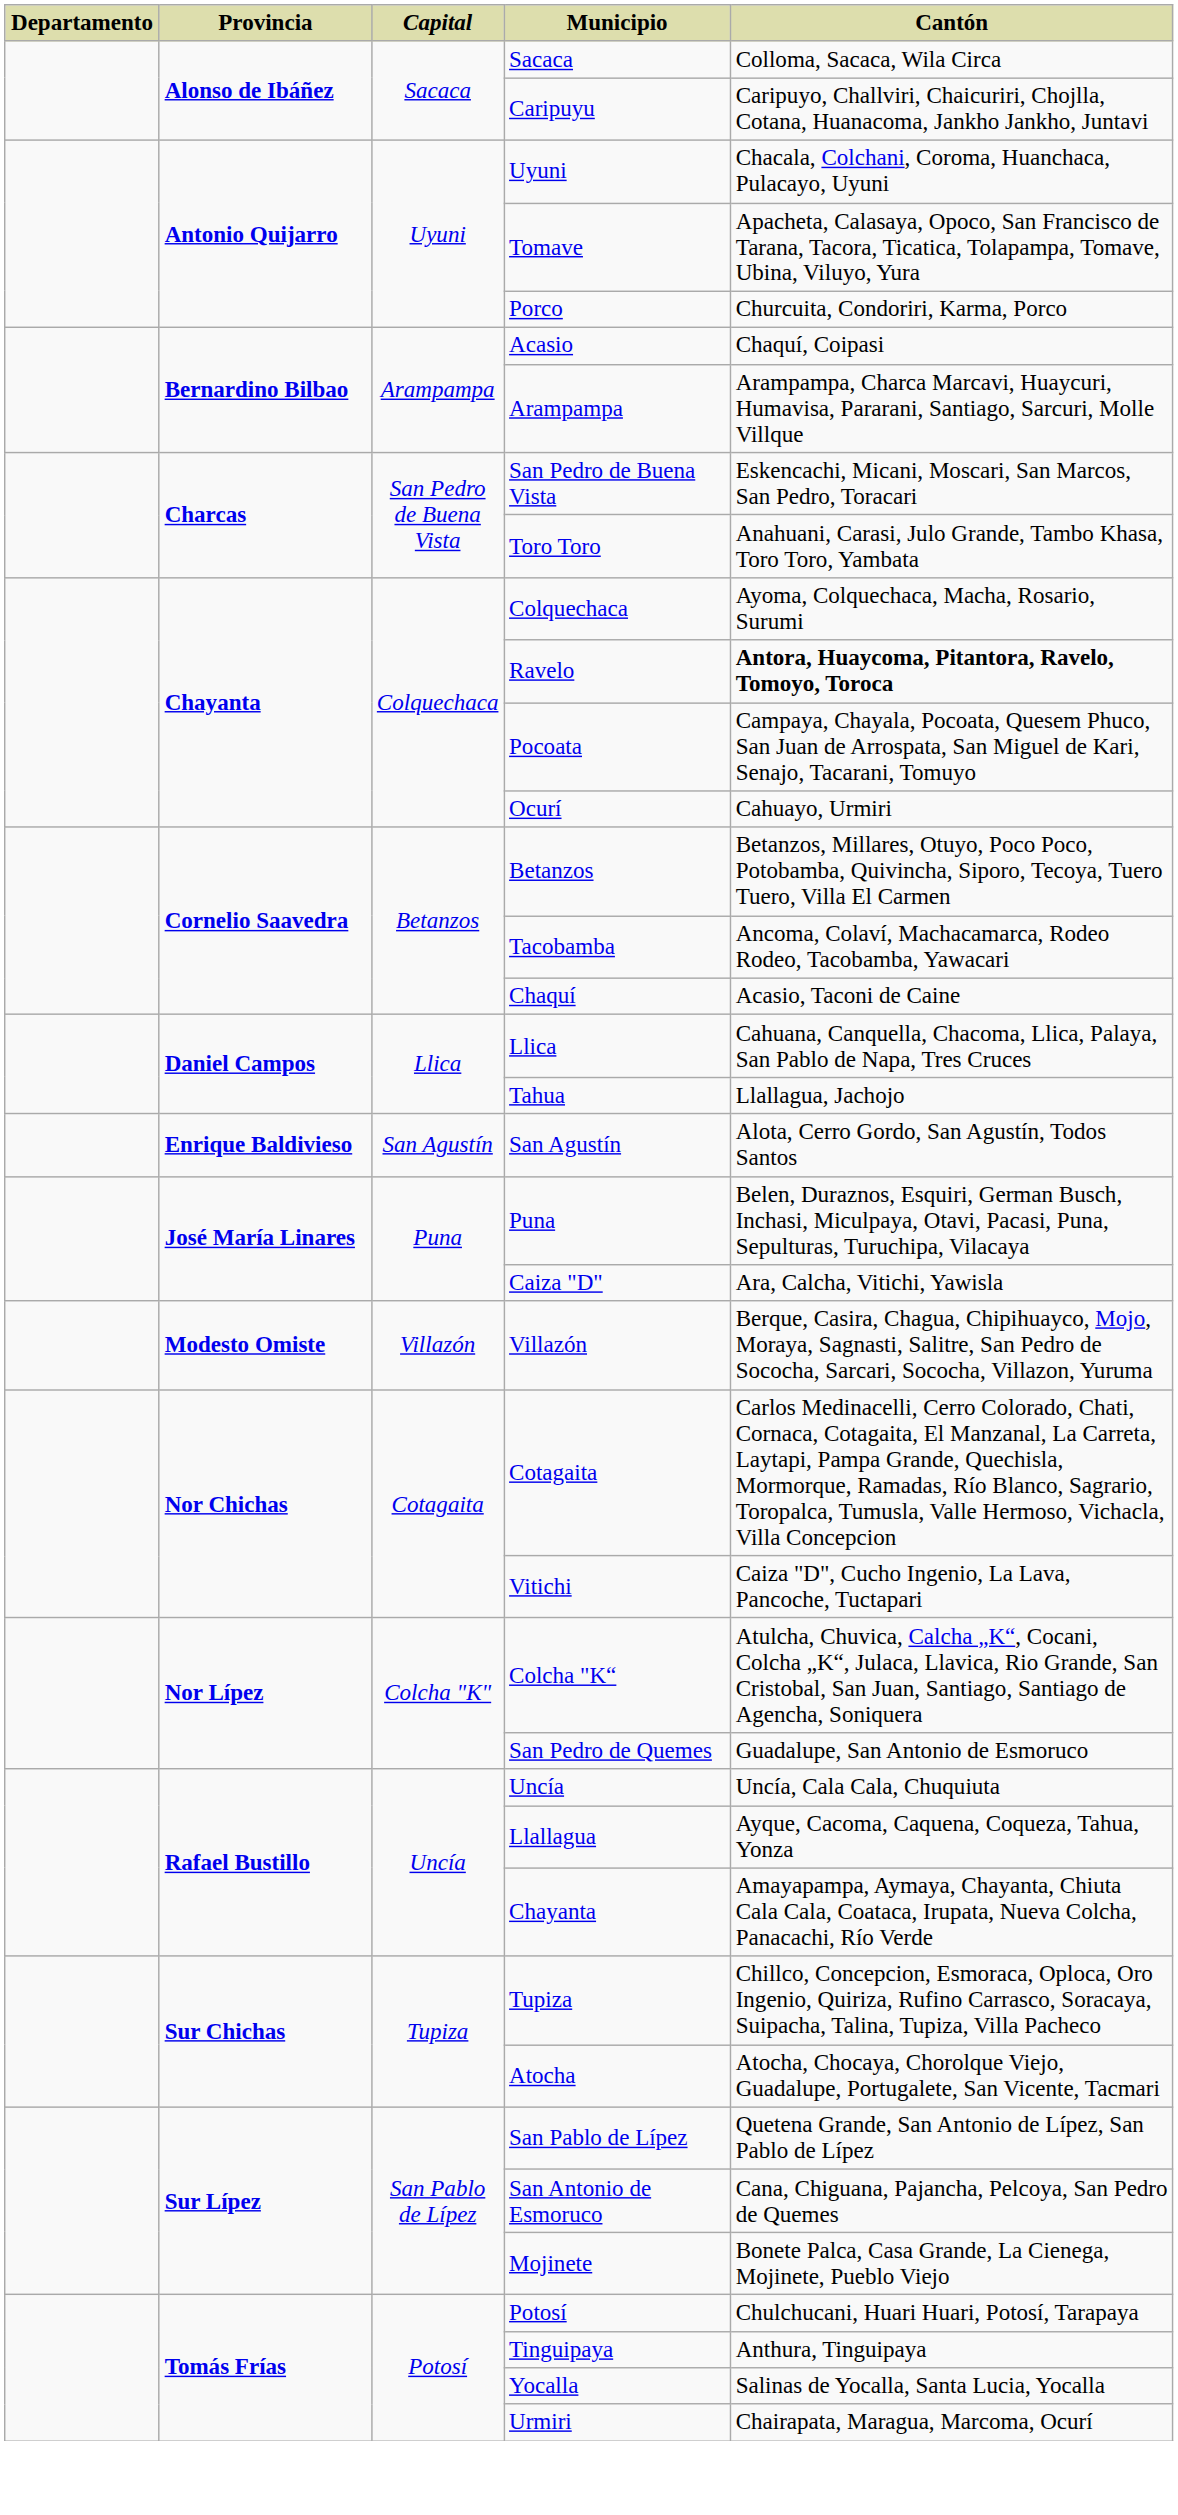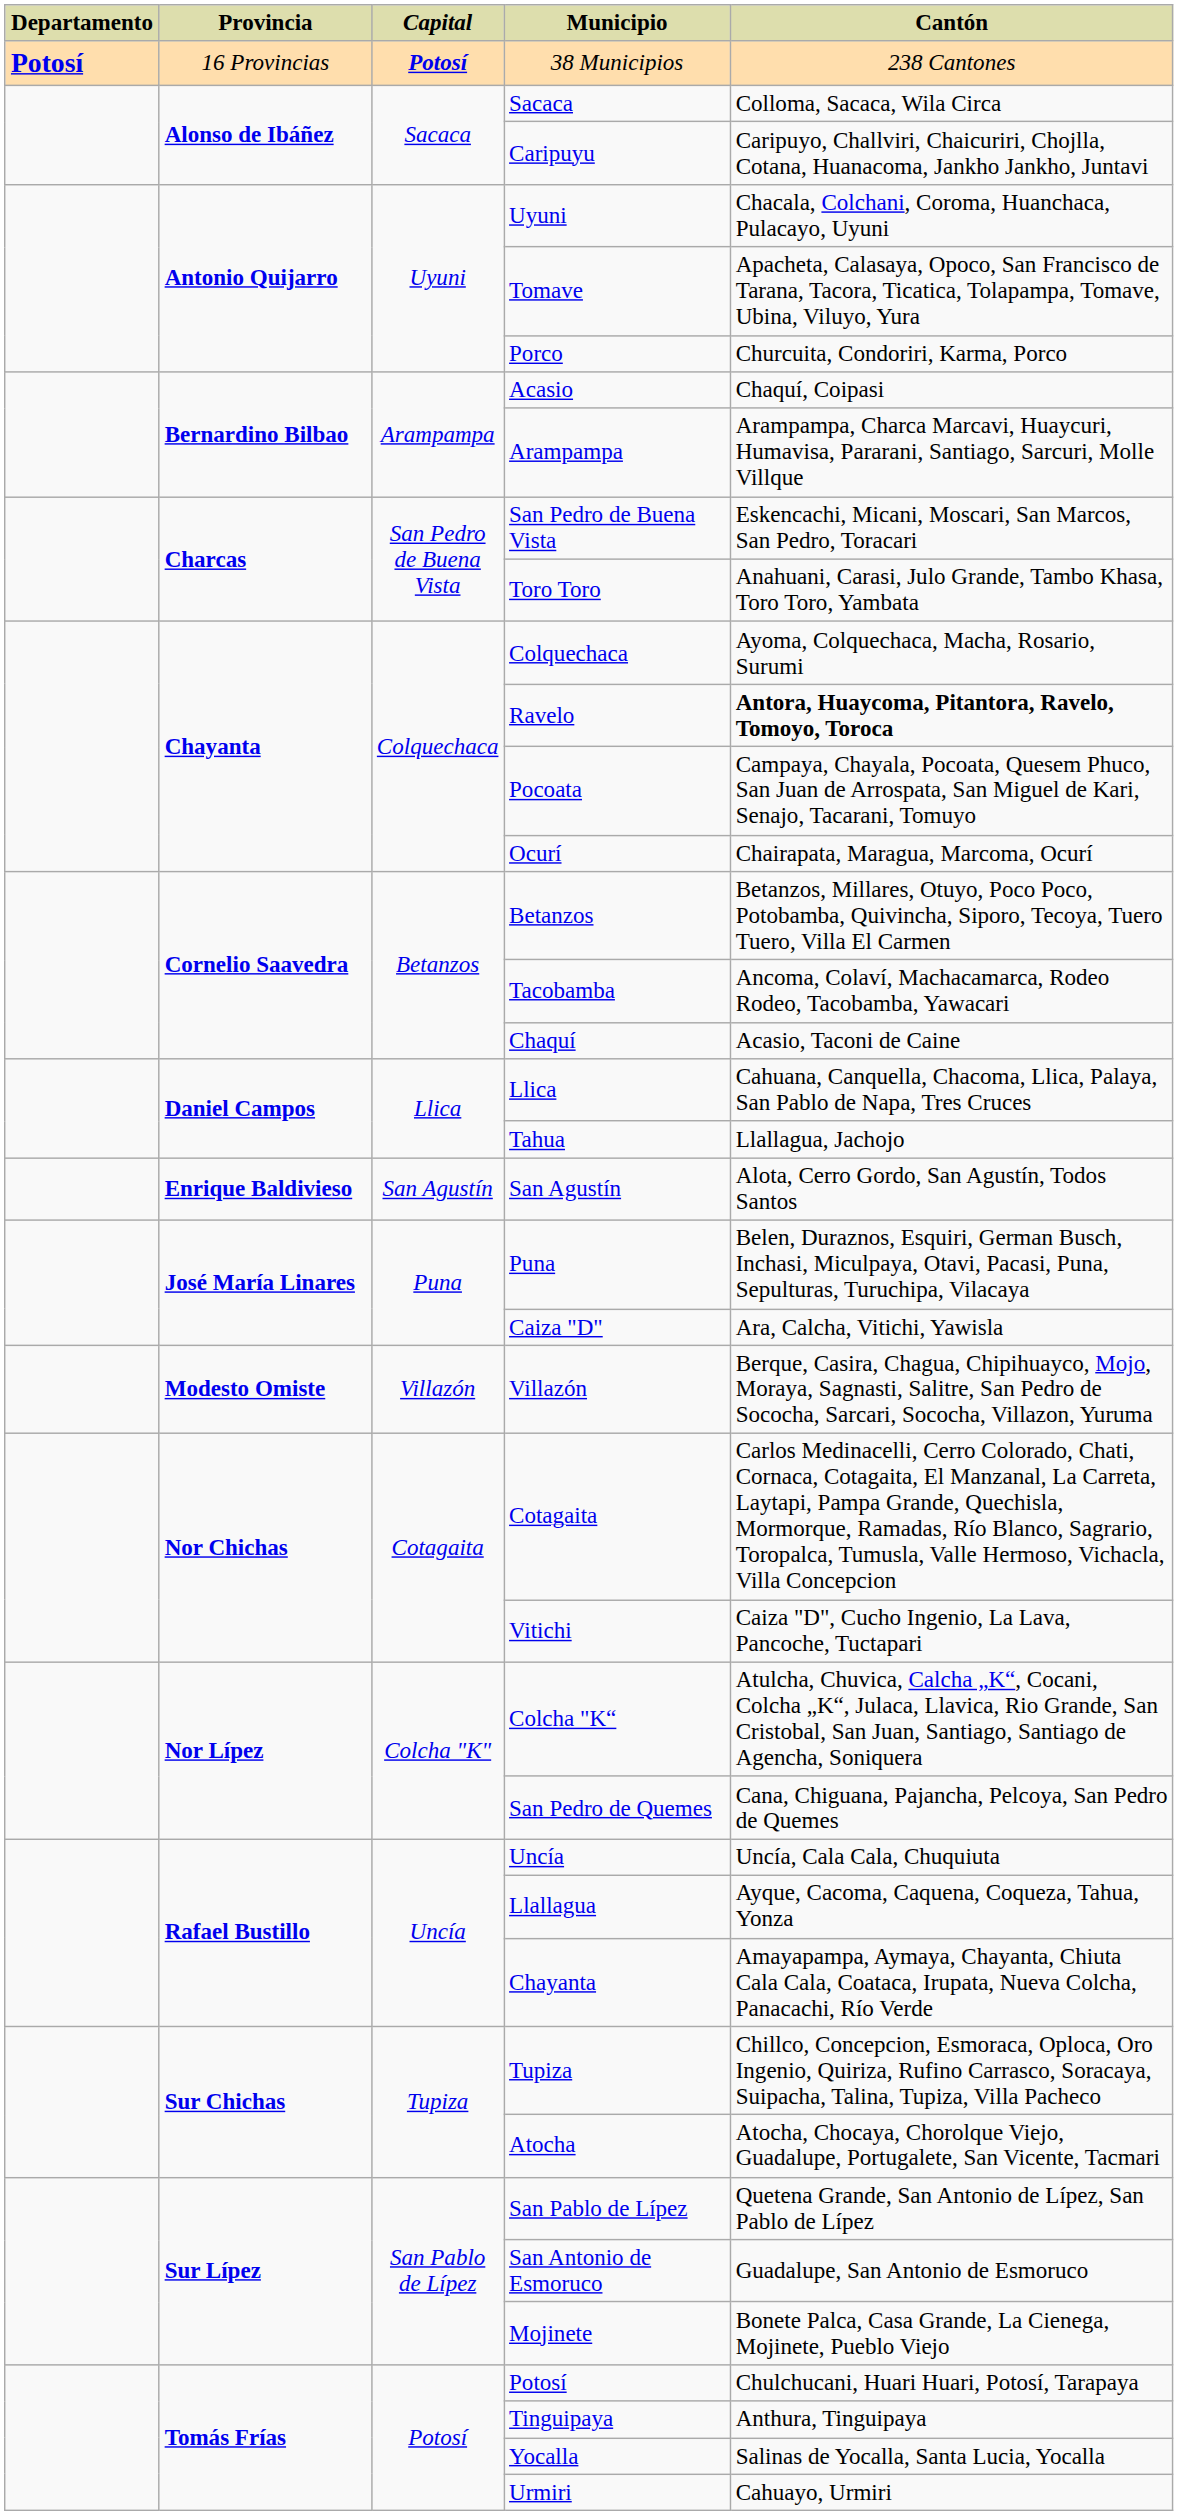+ row: (617, 63)
(814, 808) Cahuayo, Urmiri -> (914, 852) Chairapata, Maragua, Marcoma, Ocurí
(912, 1750) Guadalupe, San Antonio de Esmoruco -> (952, 1807) Cana, Chiguana, Pajancha, Pelcoya, San Pedro de Quemes
(952, 2200) Cana, Chiguana, Pajancha, Pelcoya, San Pedro de Quemes -> (912, 2270) Guadalupe, San Antonio de Esmoruco
(914, 2422) Chairapata, Maragua, Marcoma, Ocurí -> (814, 2492) Cahuayo, Urmiri
